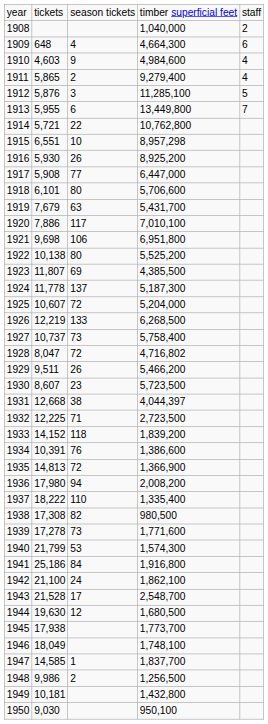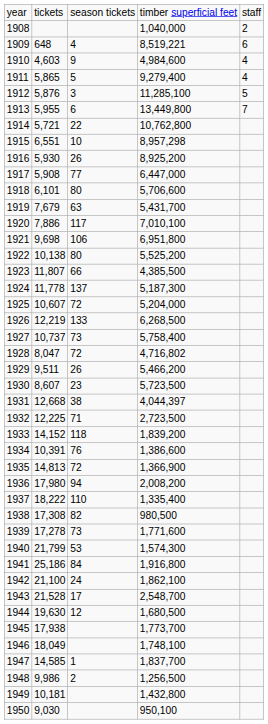(163, 45) 4,664,300 -> (163, 45) 8,519,221
(73, 77) 2 -> (73, 77) 5
(76, 272) 69 -> (76, 272) 66
